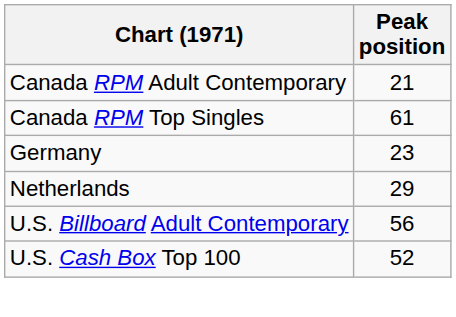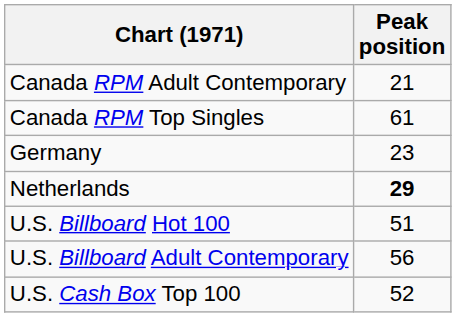(402, 188) normal -> (402, 188) bold
+ row: (120, 223)
